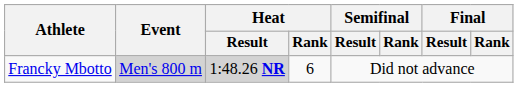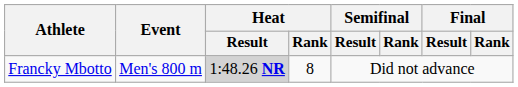(161, 69) lightgrey background -> (161, 69) no background
(310, 69) 6 -> (310, 69) 8
